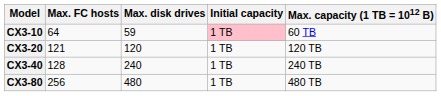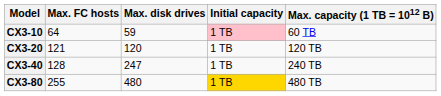(133, 65) 240 -> (133, 65) 247
(56, 82) 256 -> (56, 82) 255
(221, 82) no background -> (221, 82) gold background
